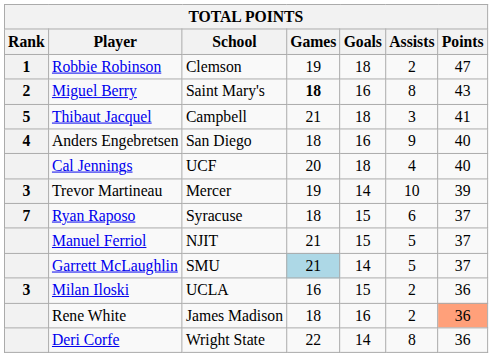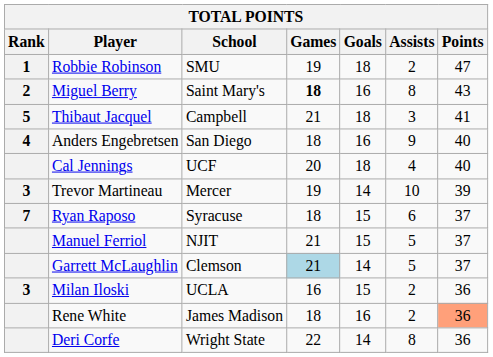(214, 66) Clemson -> (203, 66) SMU
(203, 265) SMU -> (214, 265) Clemson
